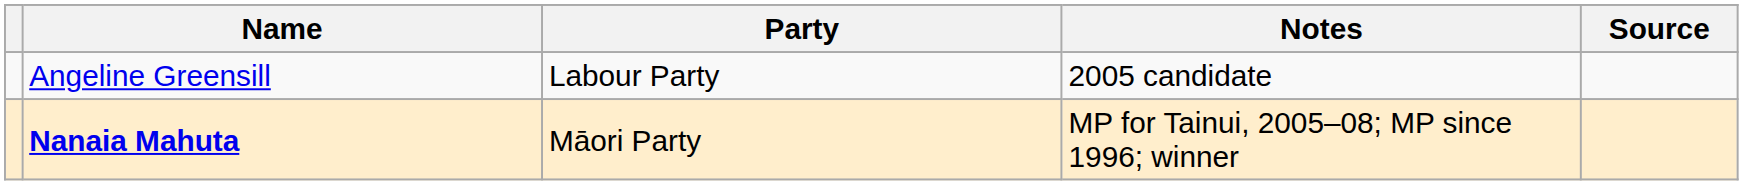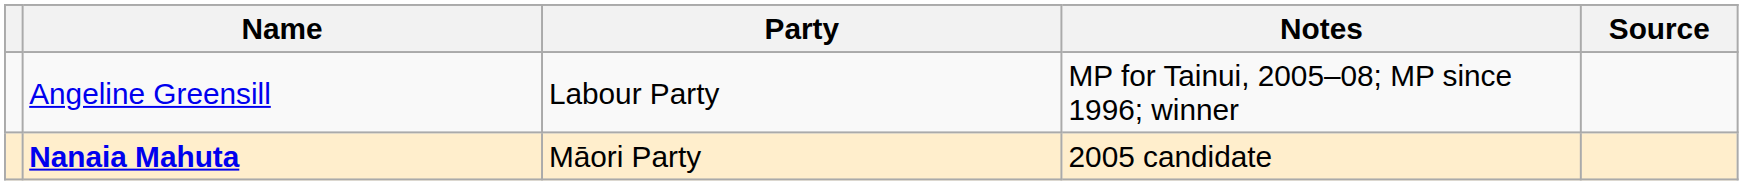(1170, 76) 2005 candidate -> (1290, 93) MP for Tainui, 2005–08; MP since 1996; winner
(1290, 140) MP for Tainui, 2005–08; MP since 1996; winner -> (1170, 156) 2005 candidate
